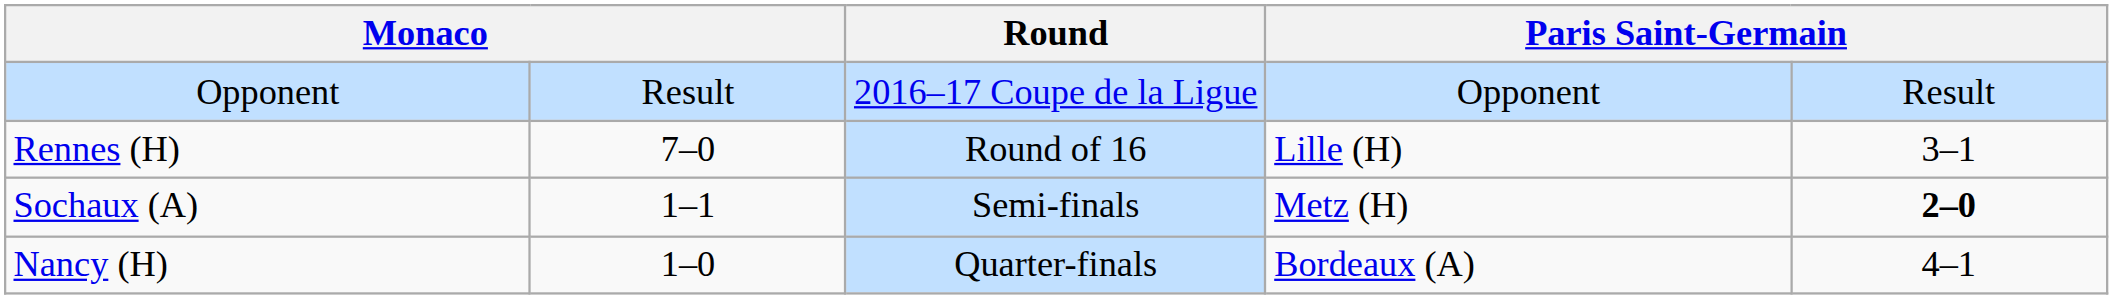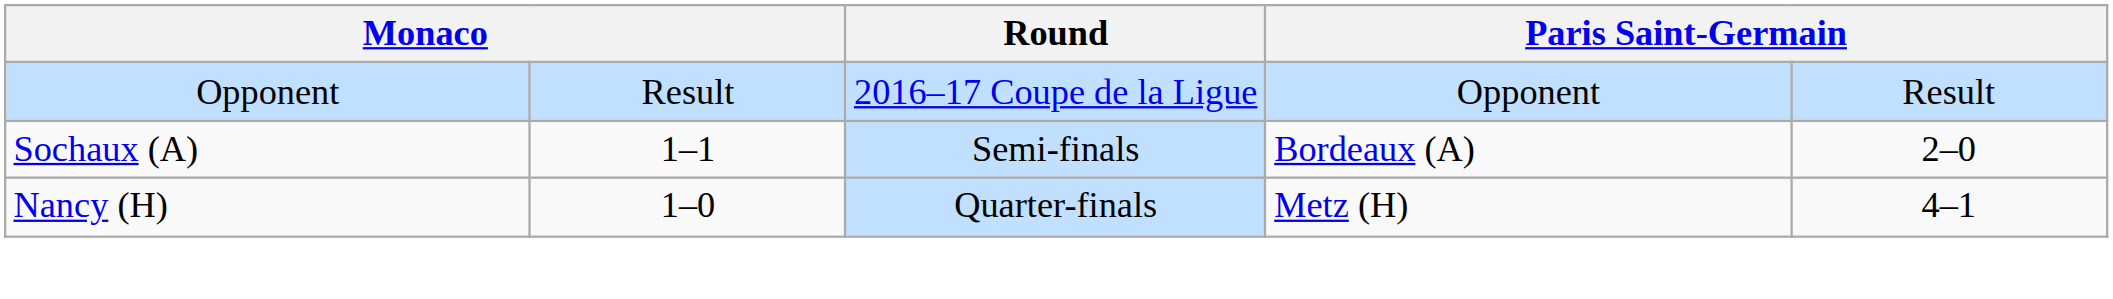- row: (97, 148)
(1341, 206) Metz (H) -> (1375, 148) Bordeaux (A)
(1949, 206) bold -> (1949, 148) normal
(1375, 263) Bordeaux (A) -> (1341, 206) Metz (H)
